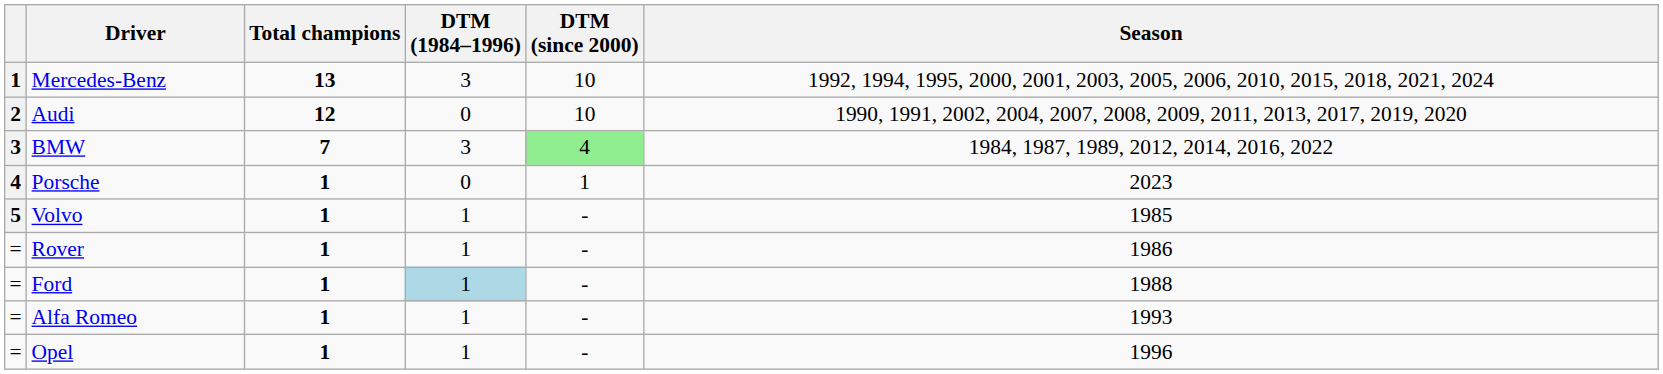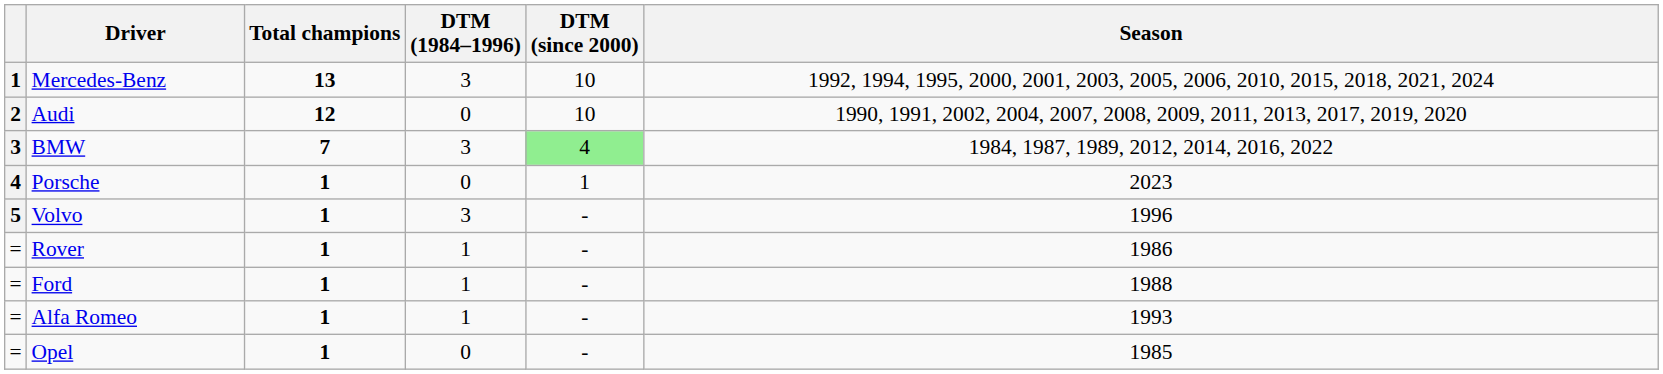(466, 215) 1 -> (466, 215) 3
(1151, 215) 1985 -> (1151, 215) 1996
(466, 283) lightblue background -> (466, 283) no background
(466, 351) 1 -> (466, 351) 0
(1151, 351) 1996 -> (1151, 351) 1985
